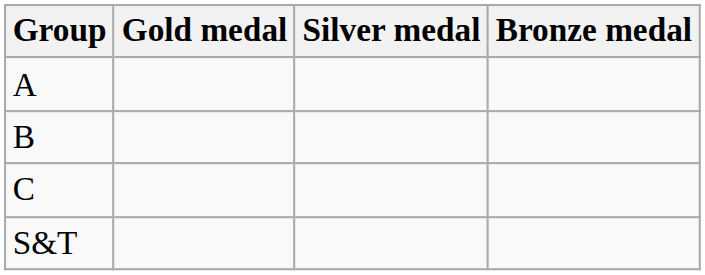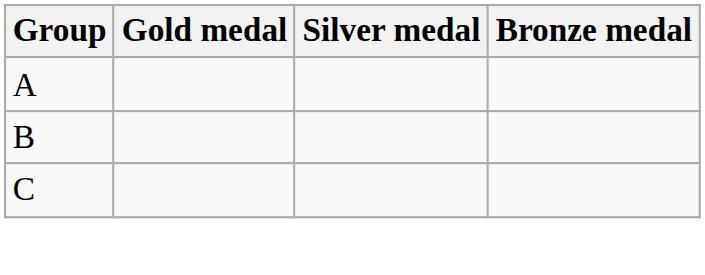- row: (45, 242)
